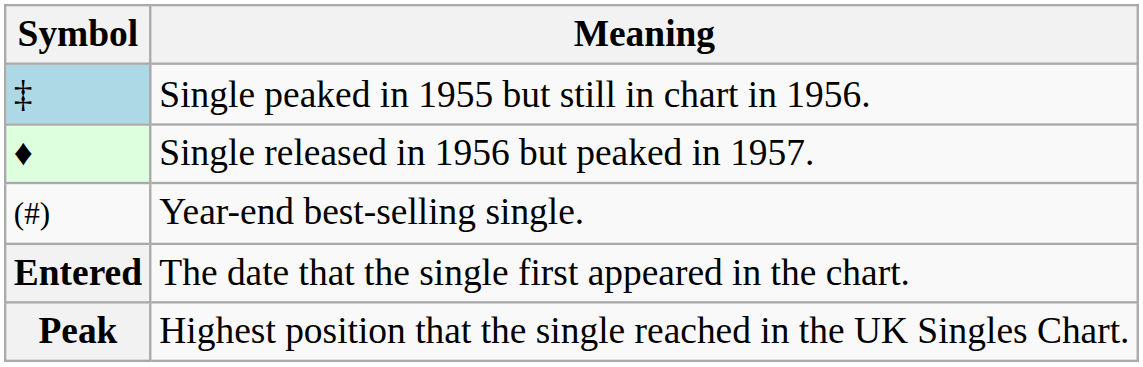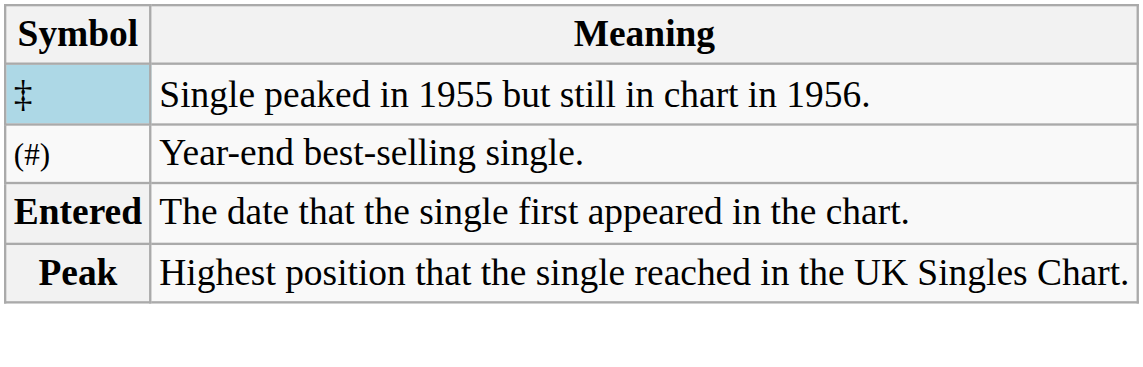- row: (487, 152)
